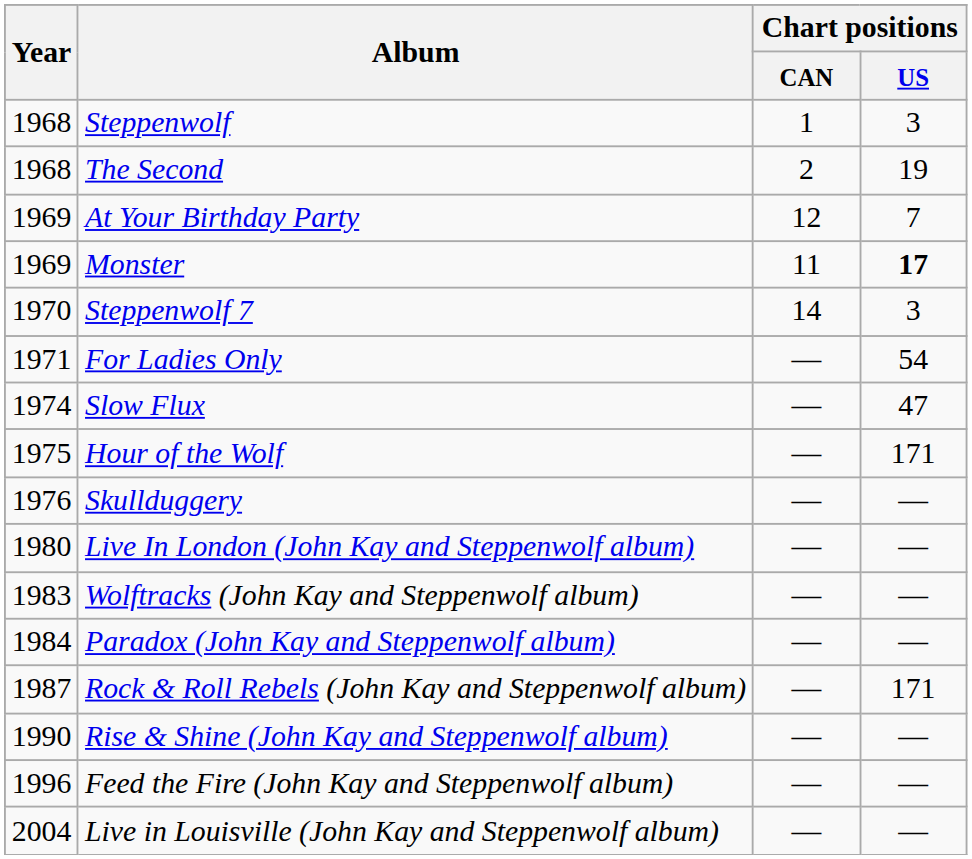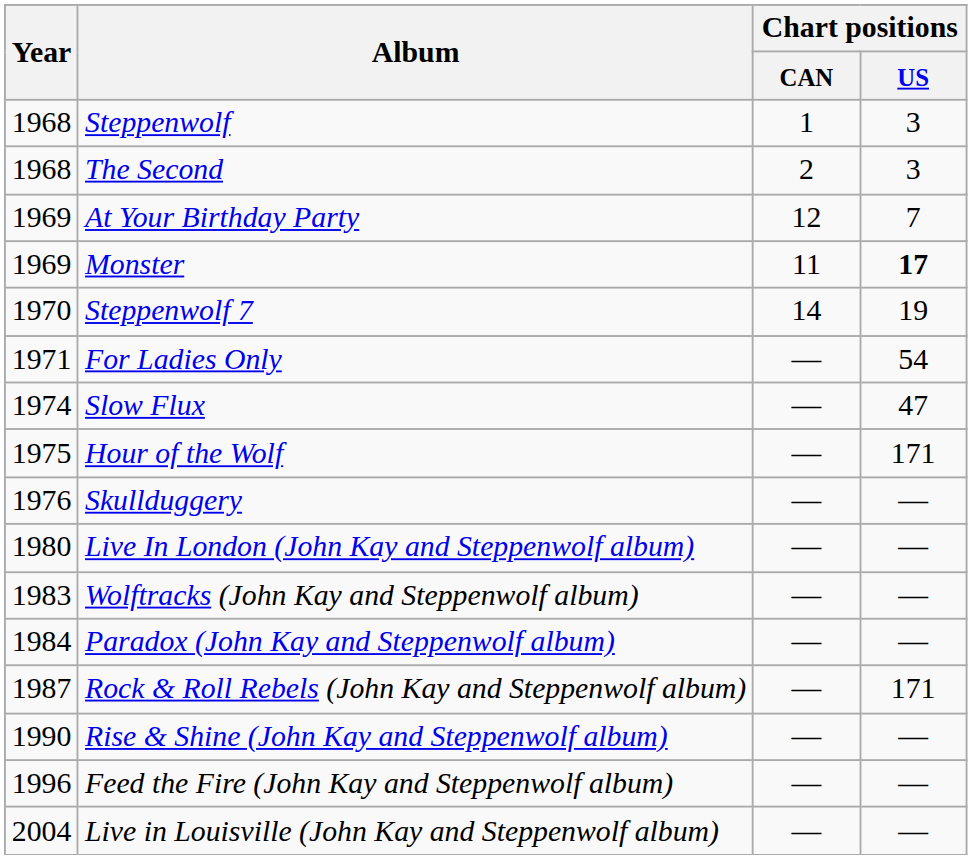(913, 169) 19 -> (913, 169) 3
(913, 311) 3 -> (913, 311) 19
